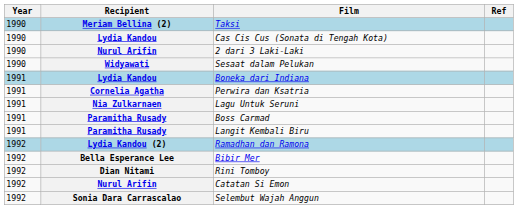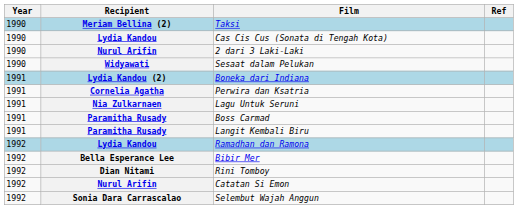(127, 78) Lydia Kandou -> (127, 78) Lydia Kandou (2)
(127, 144) Lydia Kandou (2) -> (127, 144) Lydia Kandou
